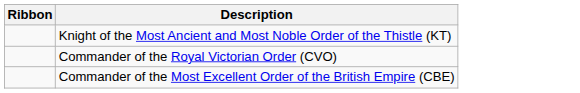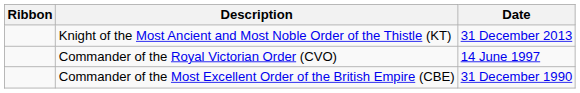+ column: (516, 14)
